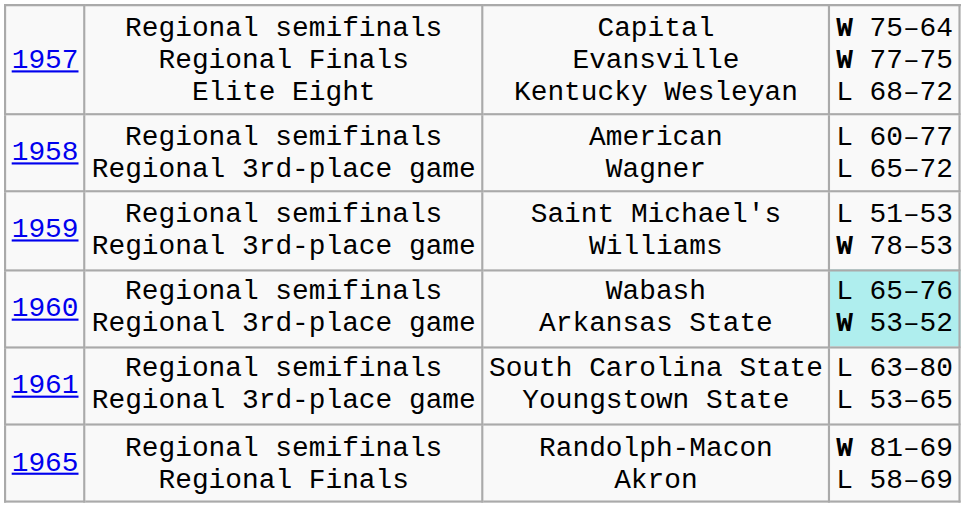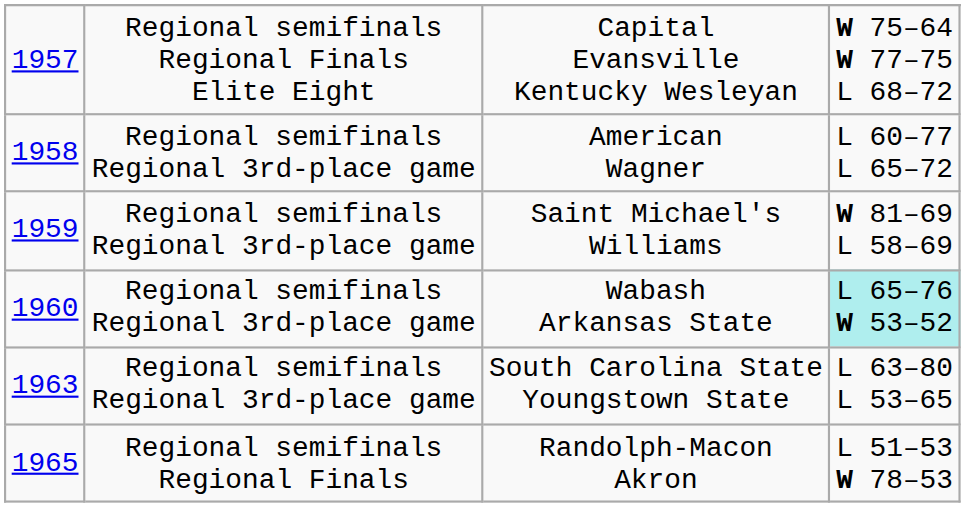(895, 231) L 51–53 W 78–53 -> (895, 231) W 81–69 L 58–69
(45, 386) 1961 -> (45, 386) 1963
(895, 463) W 81–69 L 58–69 -> (895, 463) L 51–53 W 78–53
